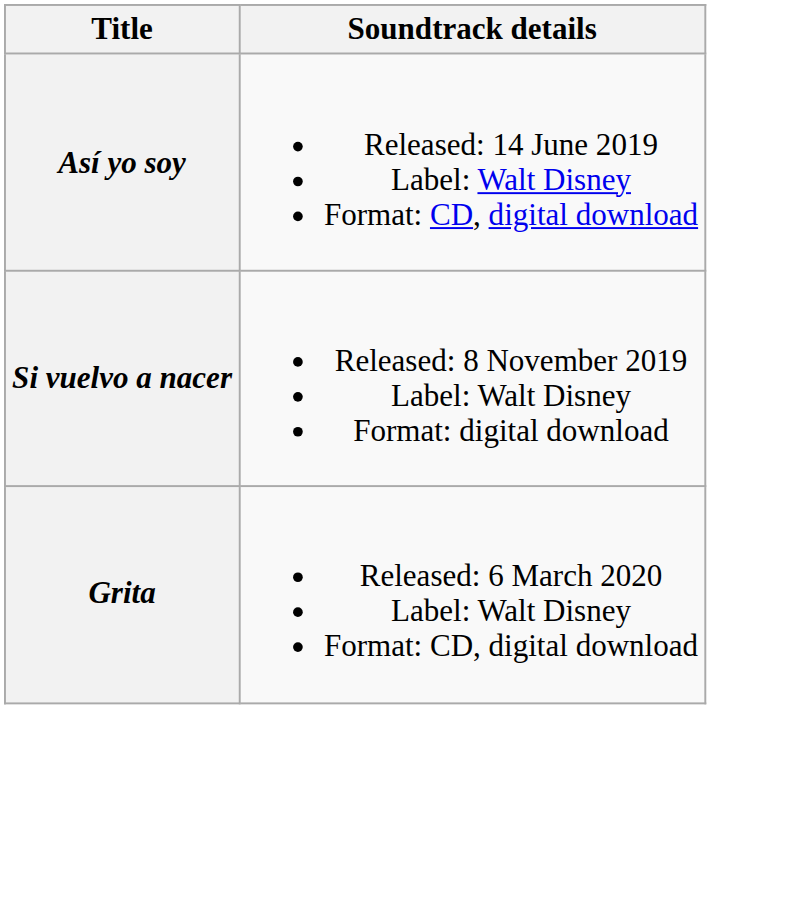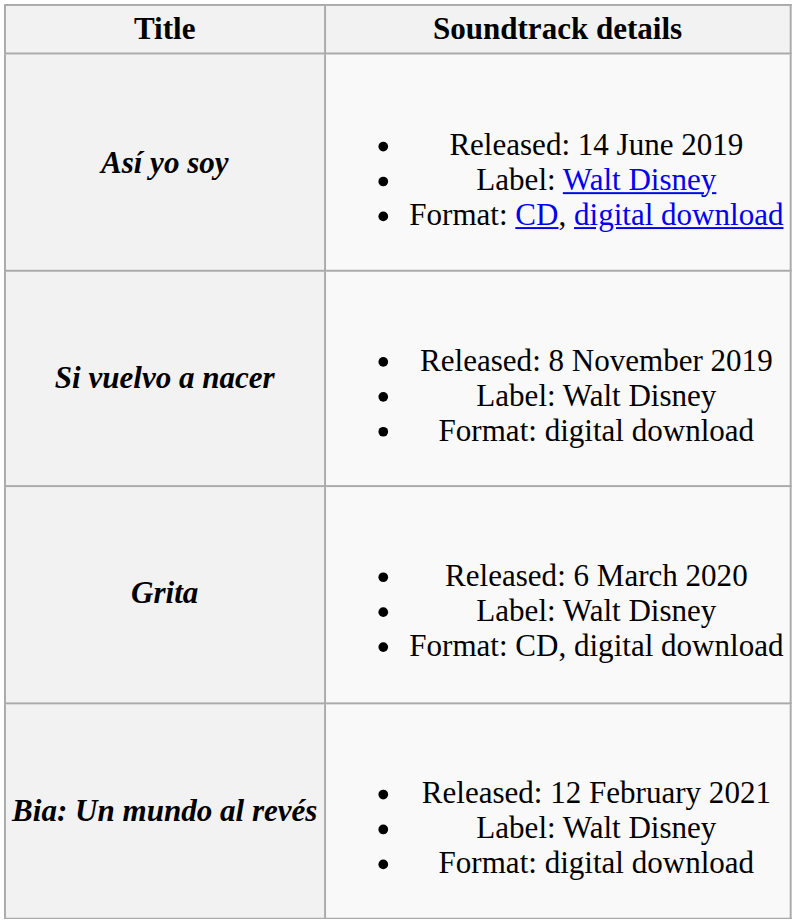+ row: (165, 809)
